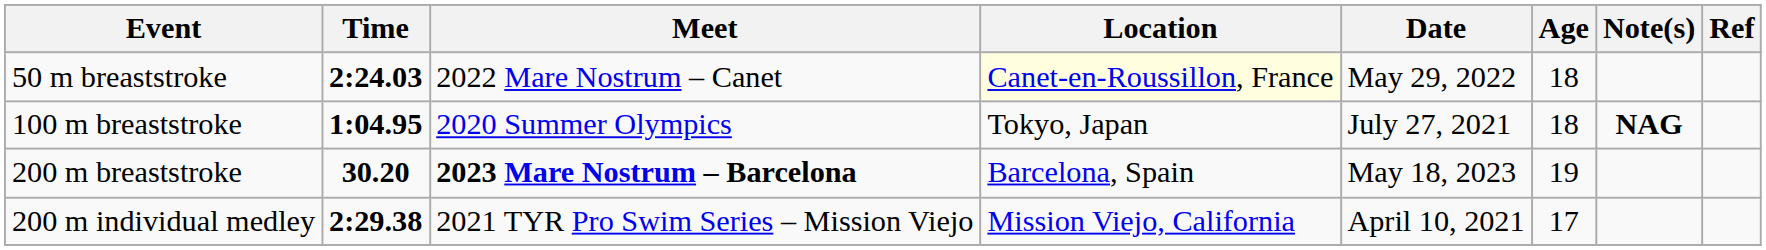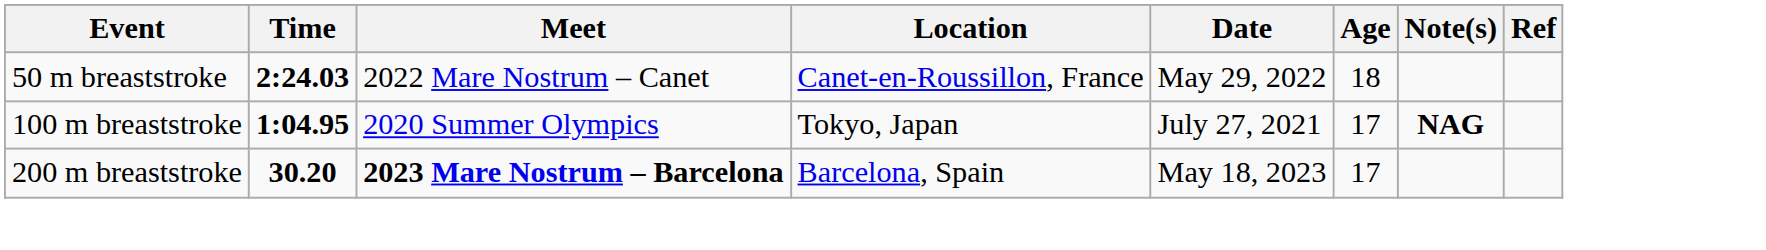(1160, 76) lightyellow background -> (971, 76) no background
(1564, 124) 18 -> (1365, 124) 17
(1564, 172) 19 -> (1365, 172) 17
- row: (164, 220)
